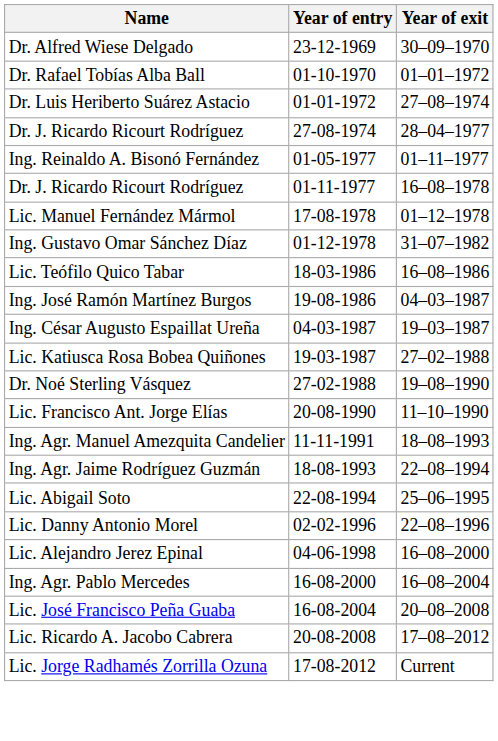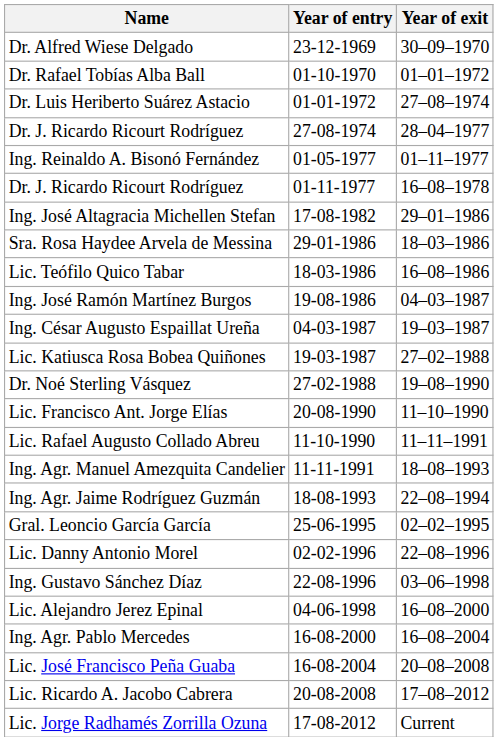- row: (122, 215)
- row: (128, 243)
+ row: (142, 215)
+ row: (140, 243)
+ row: (134, 441)
- row: (70, 497)
+ row: (110, 525)
+ row: (105, 581)
